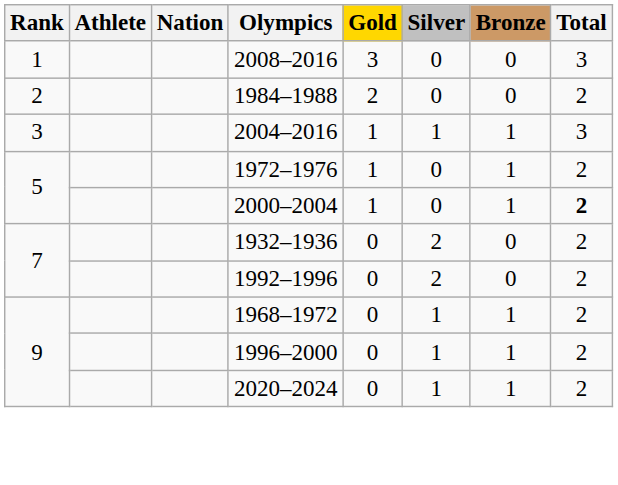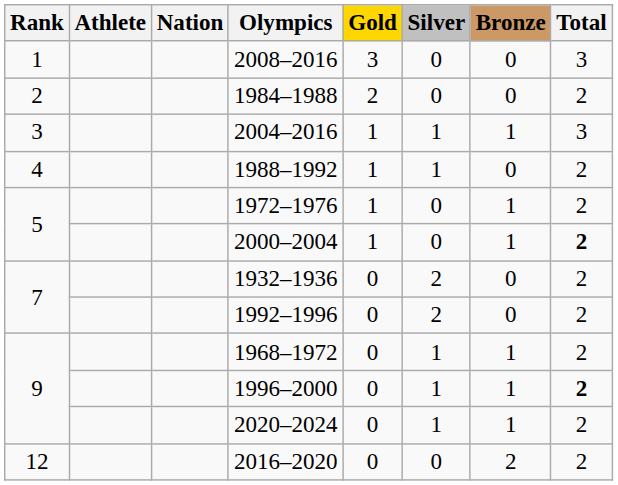+ row: (286, 168)
(582, 351) normal -> (582, 388) bold
+ row: (286, 461)
